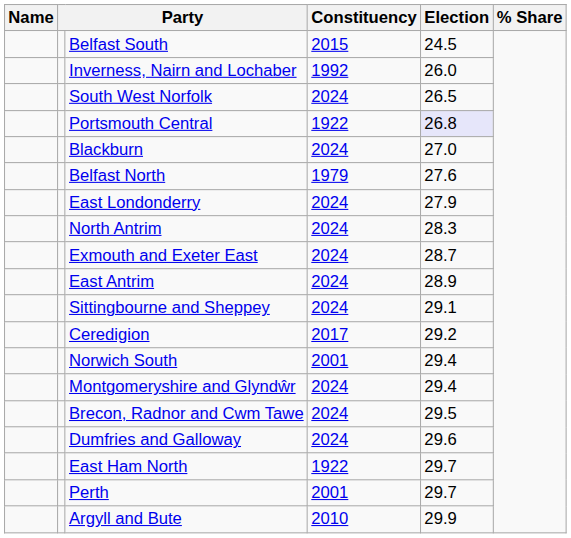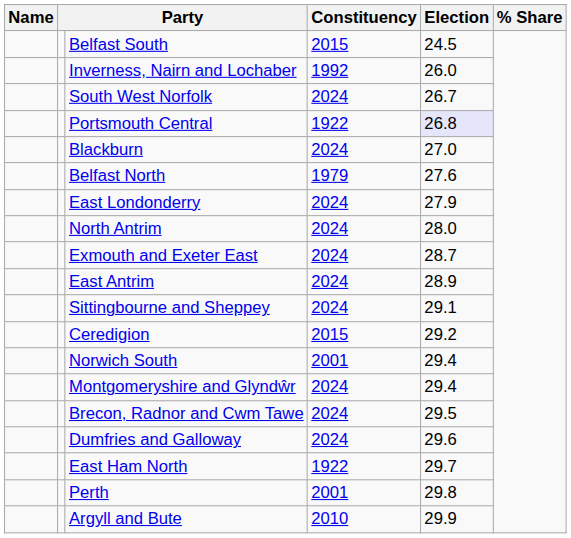(441, 96) 26.5 -> (441, 96) 26.7
(441, 228) 28.3 -> (441, 228) 28.0
(330, 334) 2017 -> (330, 334) 2015
(441, 492) 29.7 -> (441, 492) 29.8
